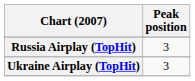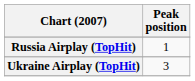(166, 47) 3 -> (166, 47) 1
